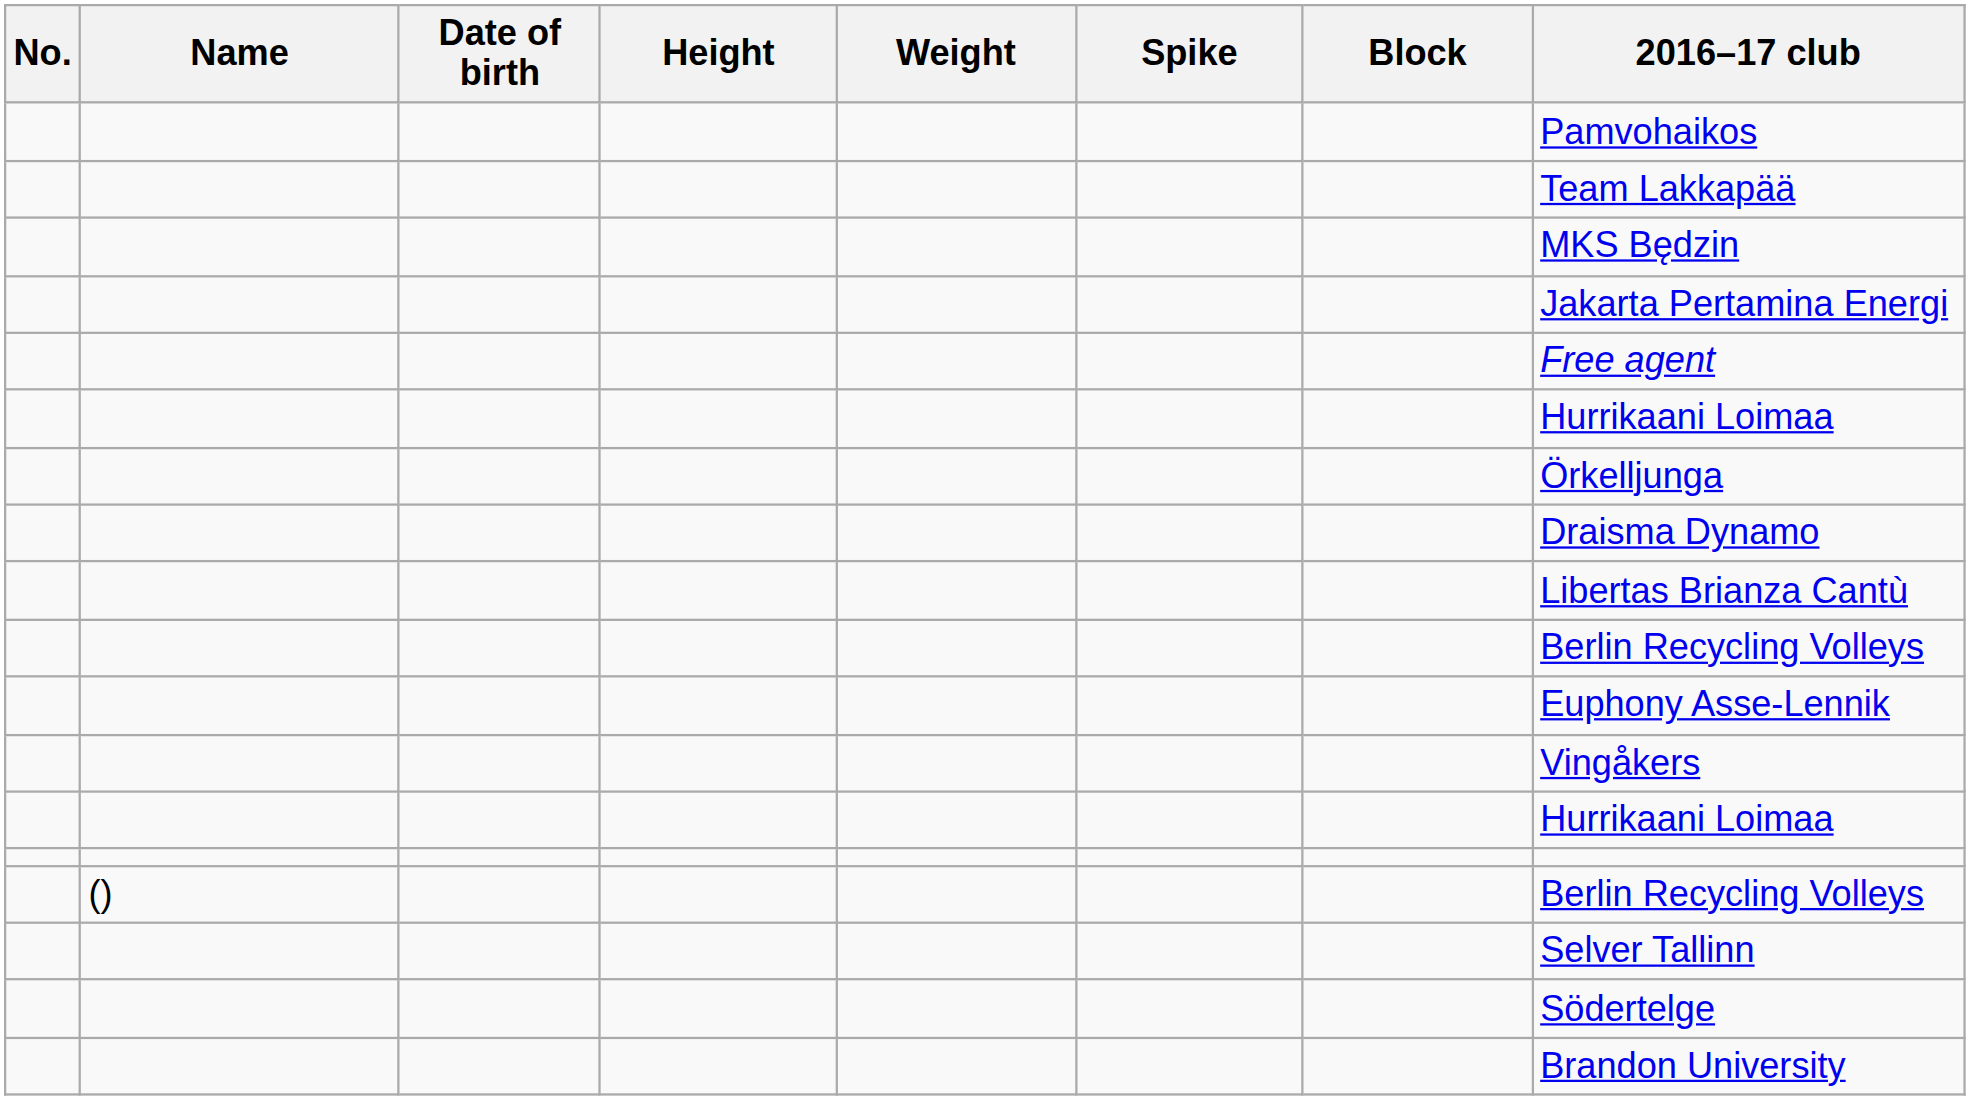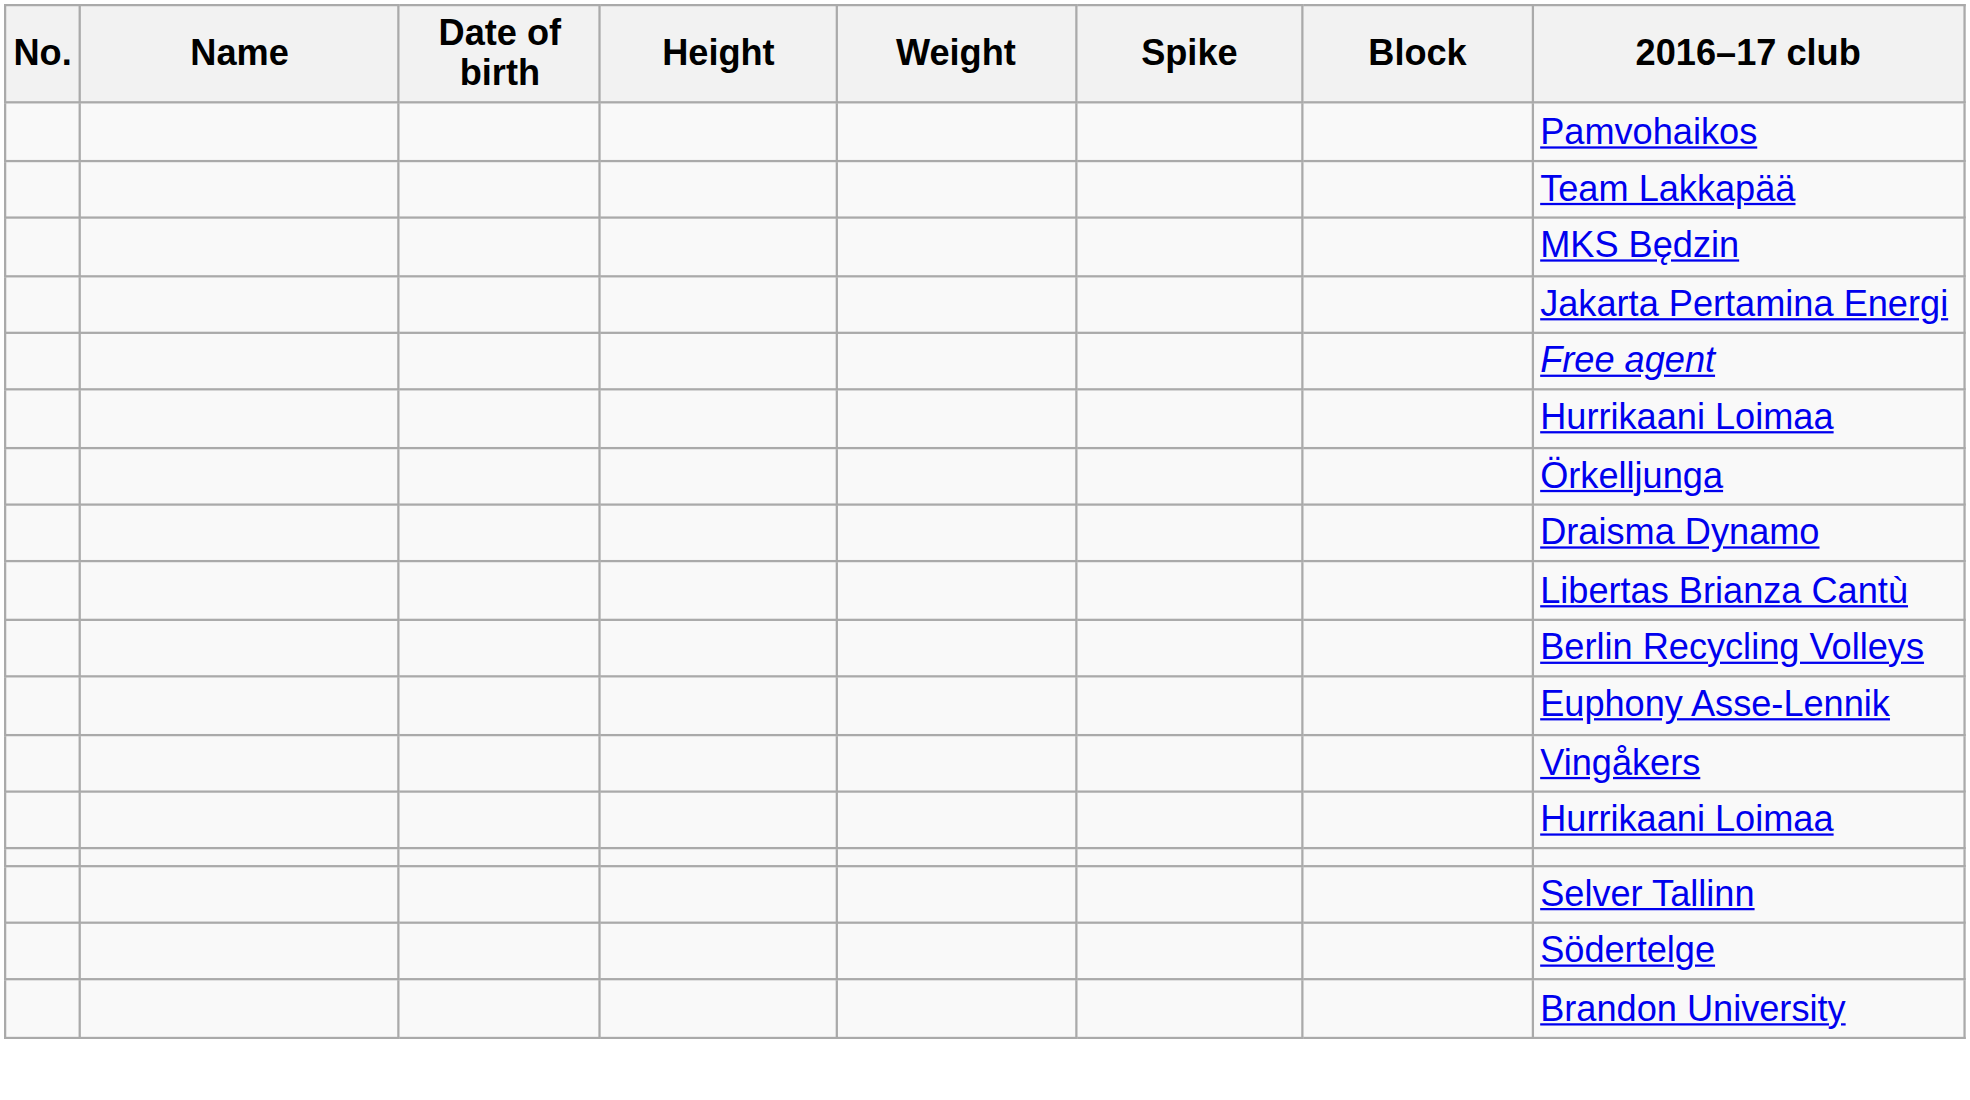- row: (43, 894)
